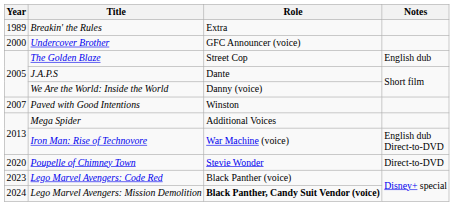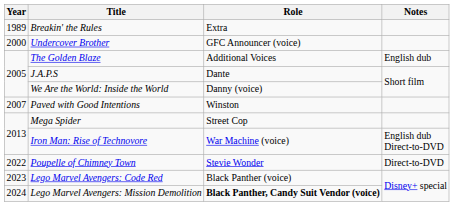(227, 58) Street Cop -> (241, 58) Additional Voices
(241, 120) Additional Voices -> (227, 120) Street Cop
(16, 162) 2020 -> (16, 162) 2022
